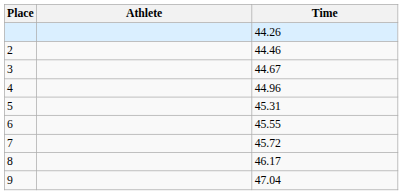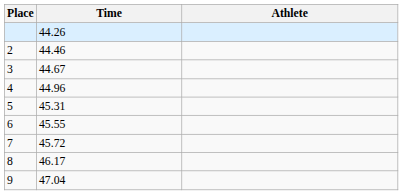columns swapped: (144, 13) <-> (325, 13)
